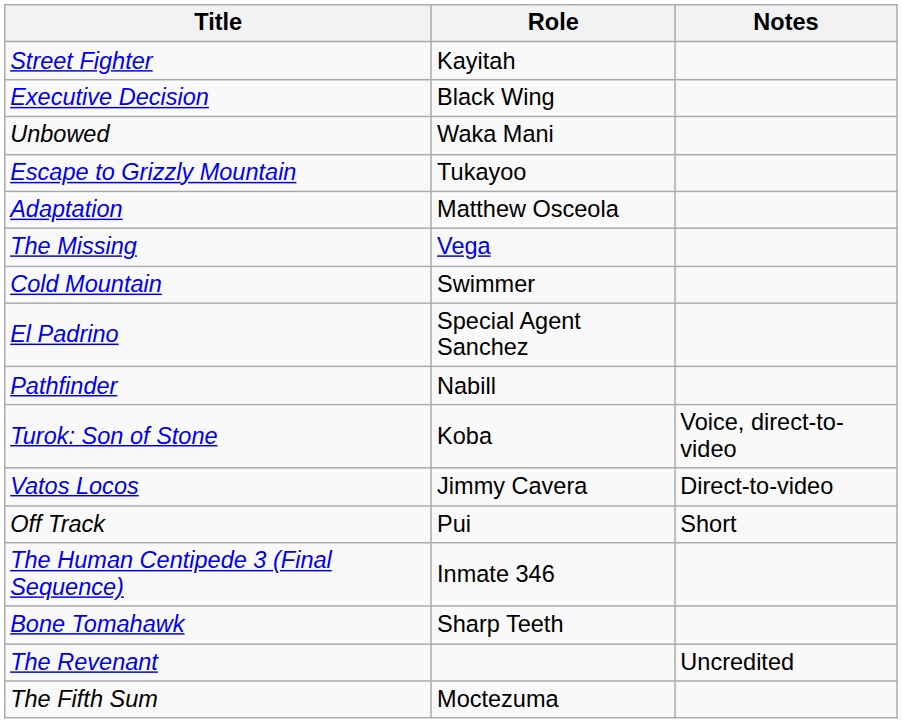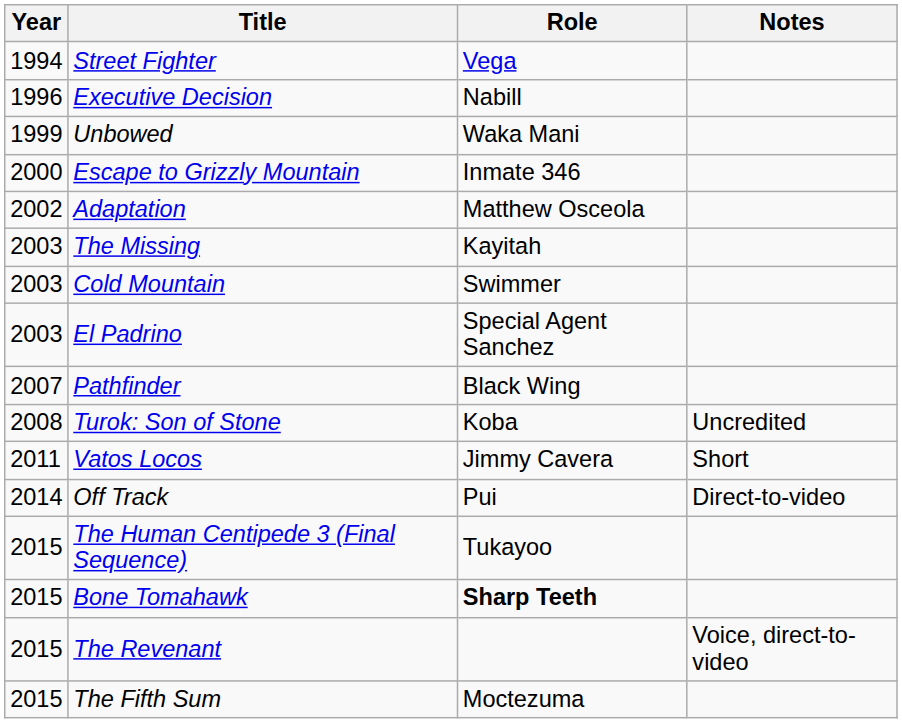+ column: (36, 23)
(476, 60) Kayitah -> (490, 60) Vega
(496, 97) Black Wing -> (492, 97) Nabill
(482, 172) Tukayoo -> (522, 172) Inmate 346
(464, 246) Vega -> (502, 246) Kayitah
(466, 385) Nabill -> (522, 385) Black Wing
(762, 435) Voice, direct-to-video -> (749, 422) Uncredited
(757, 486) Direct-to-video -> (720, 459) Short
(708, 523) Short -> (769, 497) Direct-to-video
(496, 574) Inmate 346 -> (507, 547) Tukayoo
(500, 624) normal -> (530, 598) bold
(737, 662) Uncredited -> (774, 648) Voice, direct-to-video
